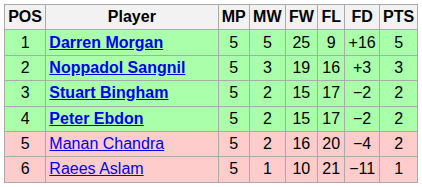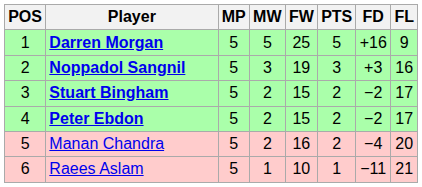columns swapped: (331, 17) <-> (399, 17)
